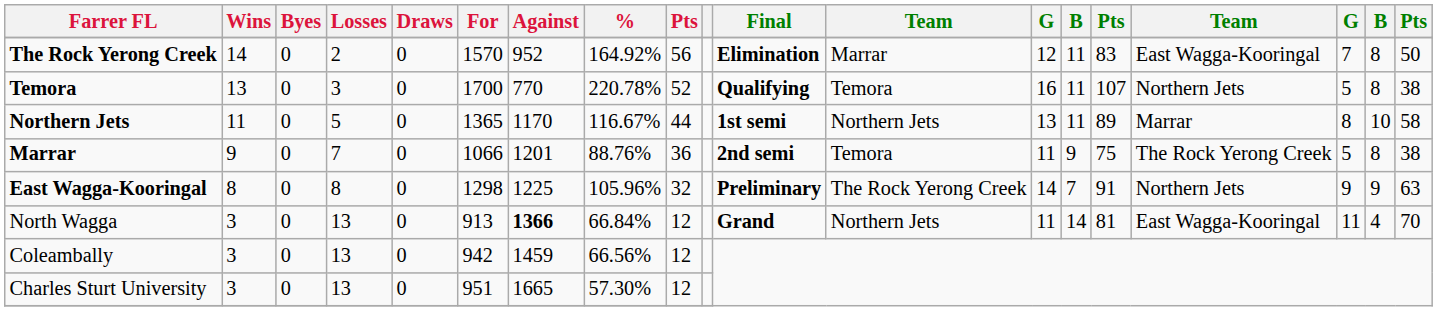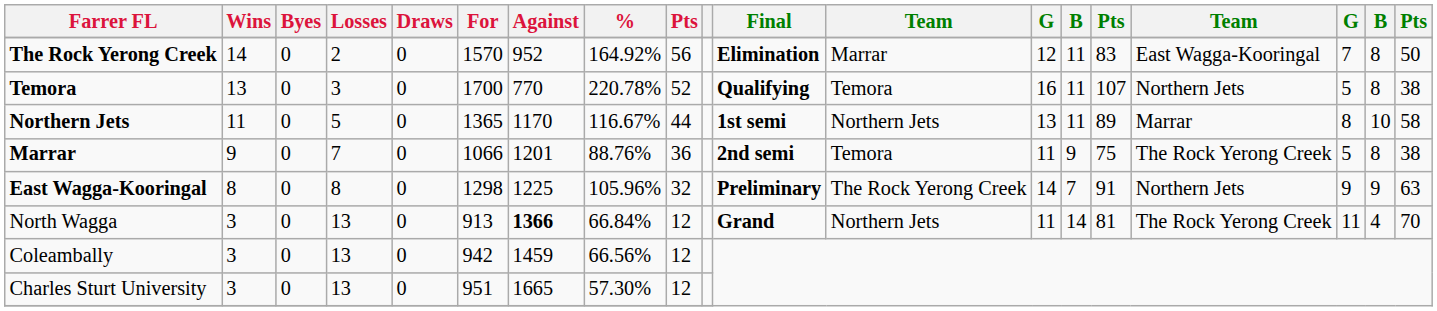(1228, 221) East Wagga-Kooringal -> (1234, 221) The Rock Yerong Creek
